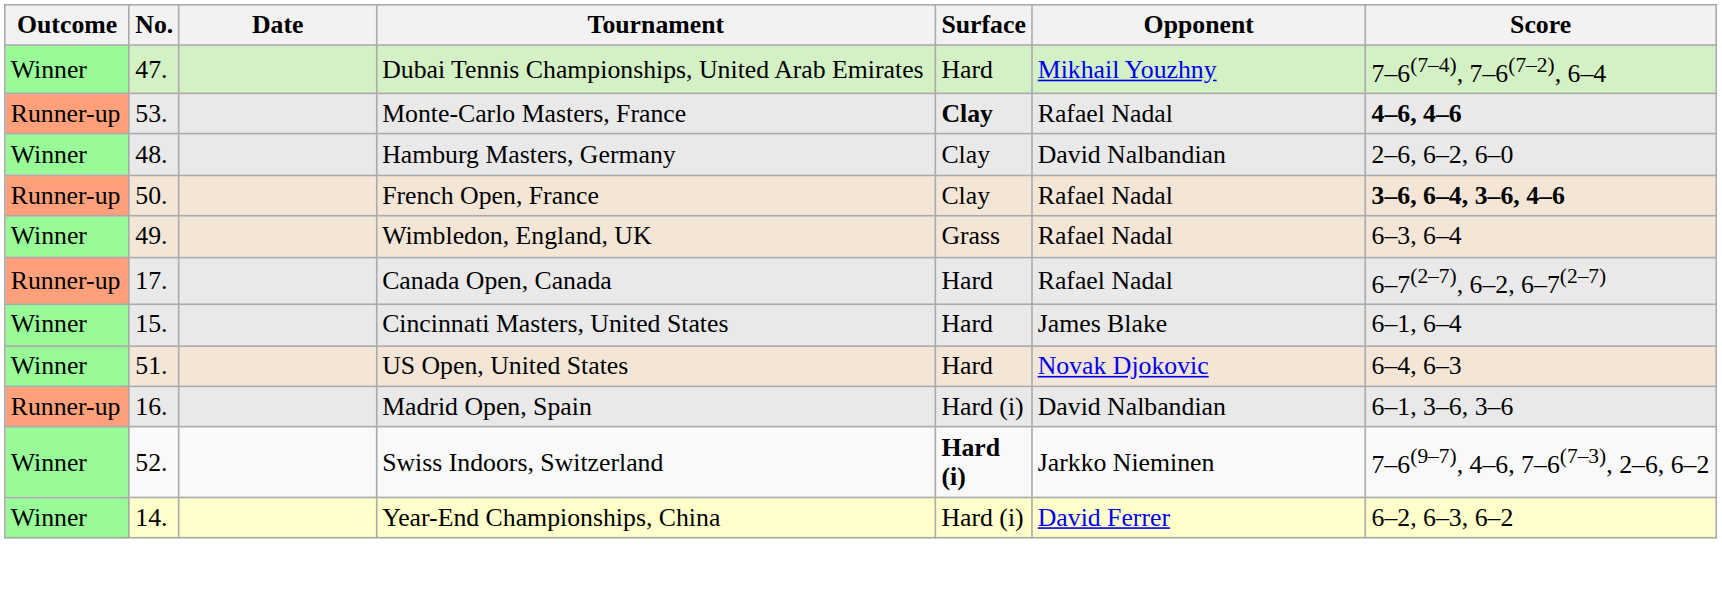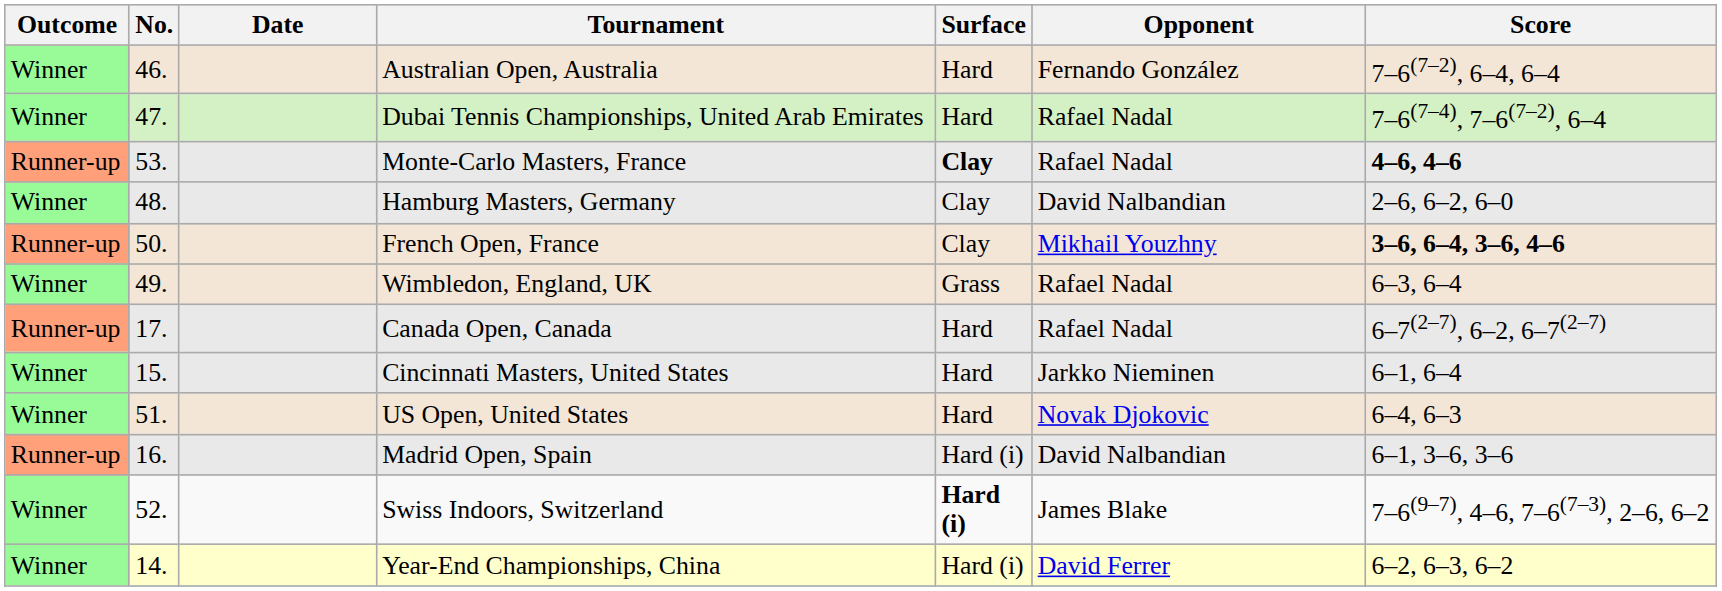+ row: (520, 69)
(1127, 69) Mikhail Youzhny -> (1105, 117) Rafael Nadal
(1105, 195) Rafael Nadal -> (1127, 243) Mikhail Youzhny
(1102, 324) James Blake -> (1126, 372) Jarkko Nieminen
(1126, 461) Jarkko Nieminen -> (1102, 509) James Blake
